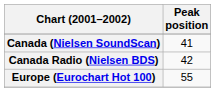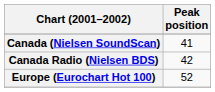(187, 78) 55 -> (187, 78) 52
